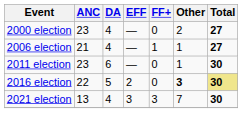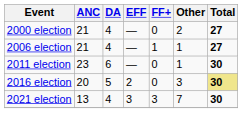(83, 30) 23 -> (83, 30) 21
(83, 82) 22 -> (83, 82) 20
(179, 82) bold -> (179, 82) normal
